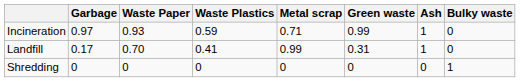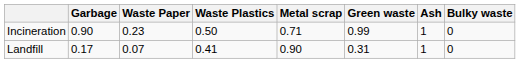(82, 31) 0.97 -> (82, 31) 0.90
(133, 31) 0.93 -> (133, 31) 0.23
(206, 31) 0.59 -> (206, 31) 0.50
(133, 49) 0.70 -> (133, 49) 0.07
(291, 49) 0.99 -> (291, 49) 0.90
- row: (33, 67)
